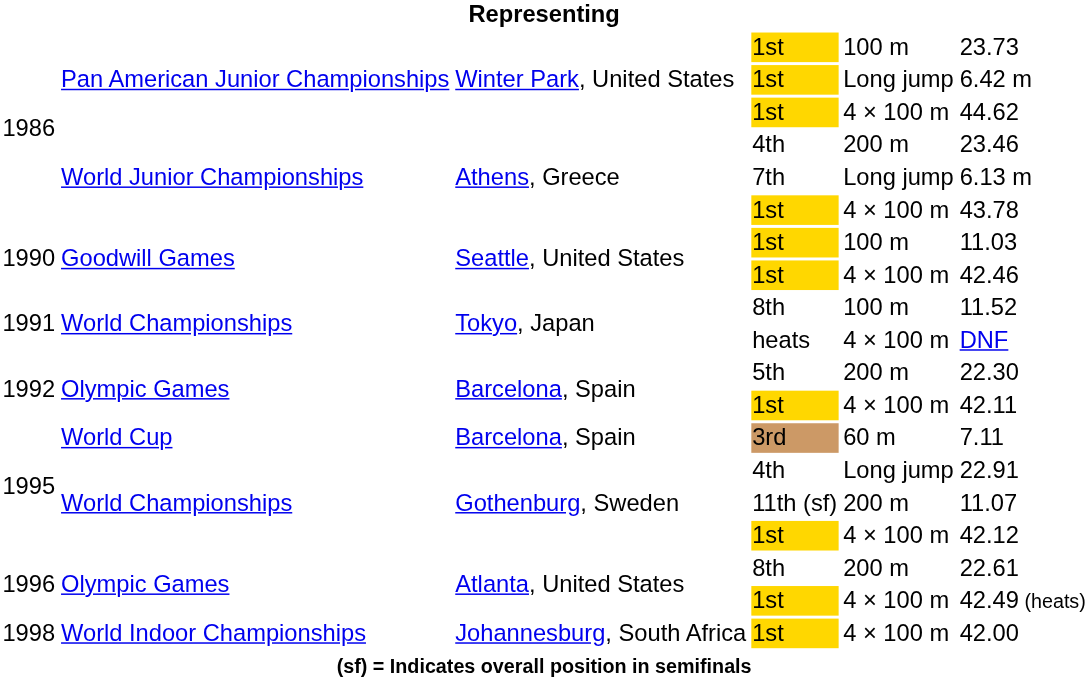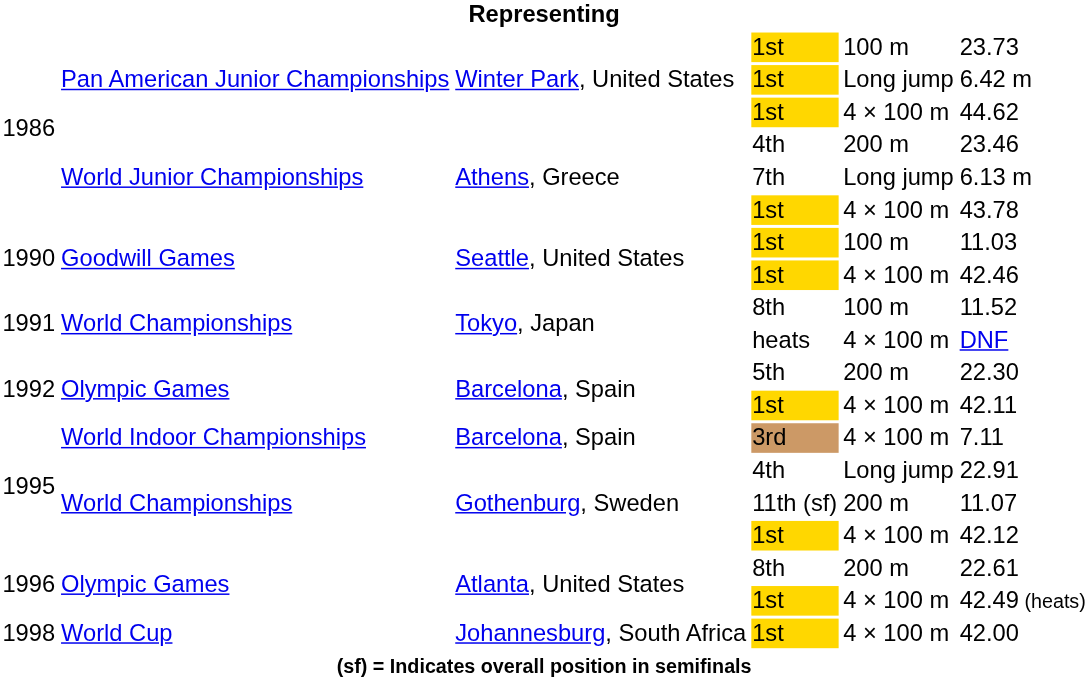(117, 437) World Cup -> (214, 437) World Indoor Championships
(869, 437) 60 m -> (896, 437) 4 × 100 m
(214, 633) World Indoor Championships -> (117, 633) World Cup
